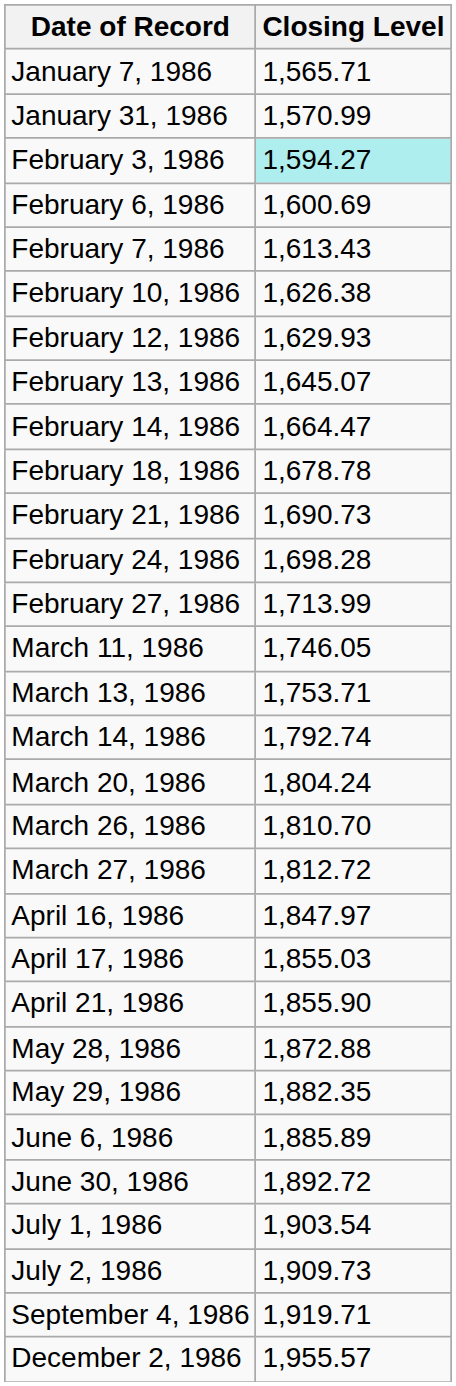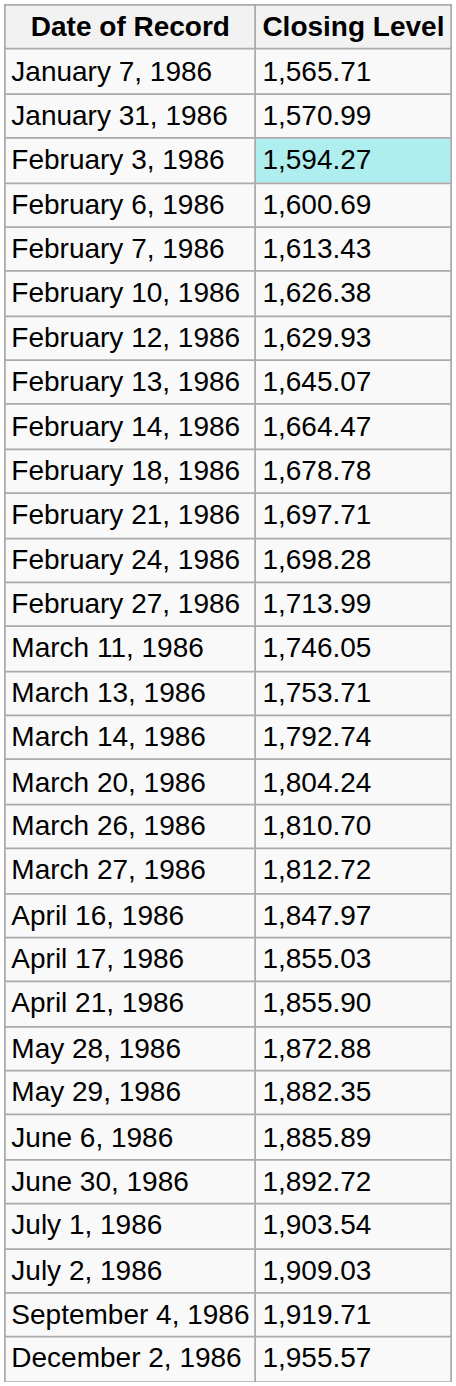(317, 515) 1,690.73 -> (317, 515) 1,697.71
(317, 1270) 1,909.73 -> (317, 1270) 1,909.03
